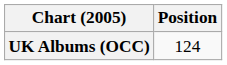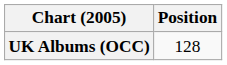(187, 45) 124 -> (187, 45) 128
